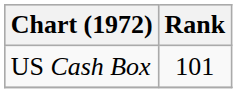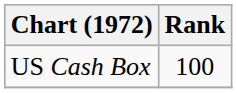(195, 66) 101 -> (195, 66) 100
